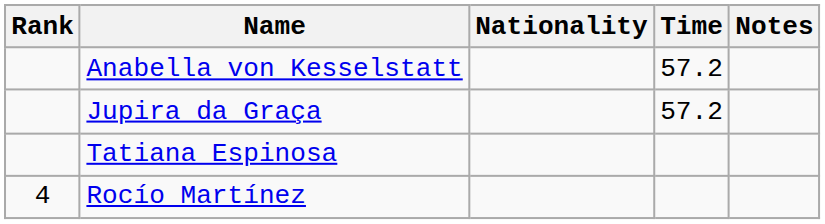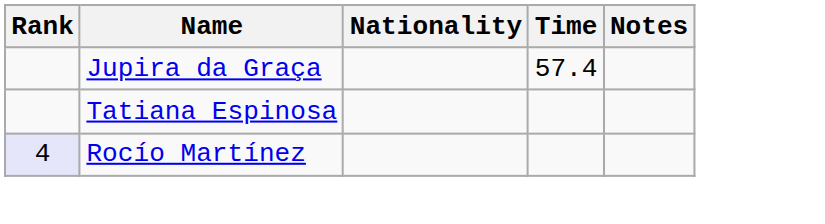- row: (275, 69)
(692, 111) 57.2 -> (566, 69) 57.4
(43, 197) no background -> (43, 154) lavender background
